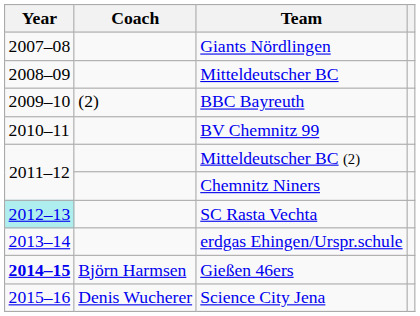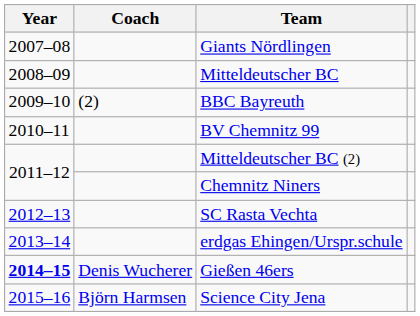(39, 213) paleturquoise background -> (39, 213) no background
(132, 269) Björn Harmsen -> (135, 269) Denis Wucherer
(135, 297) Denis Wucherer -> (132, 297) Björn Harmsen
